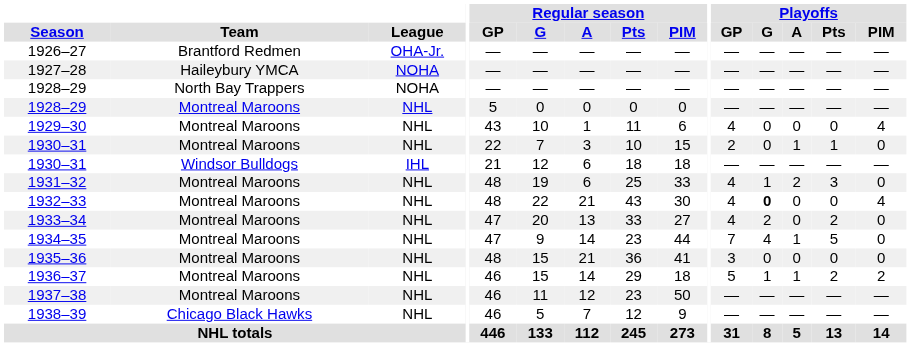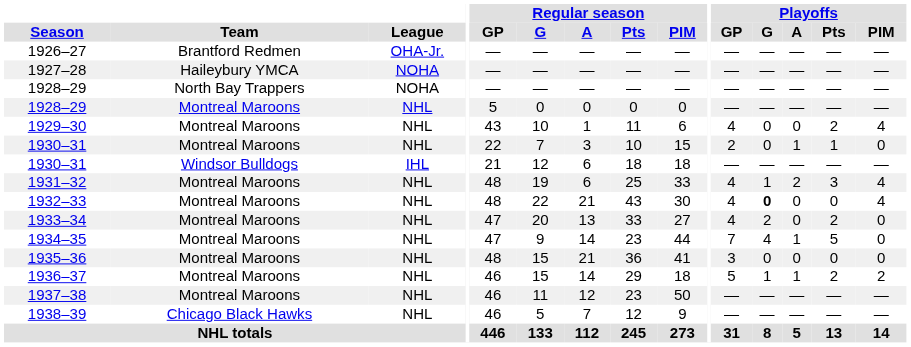(834, 126) 0 -> (834, 126) 2
(881, 182) 0 -> (881, 182) 4
